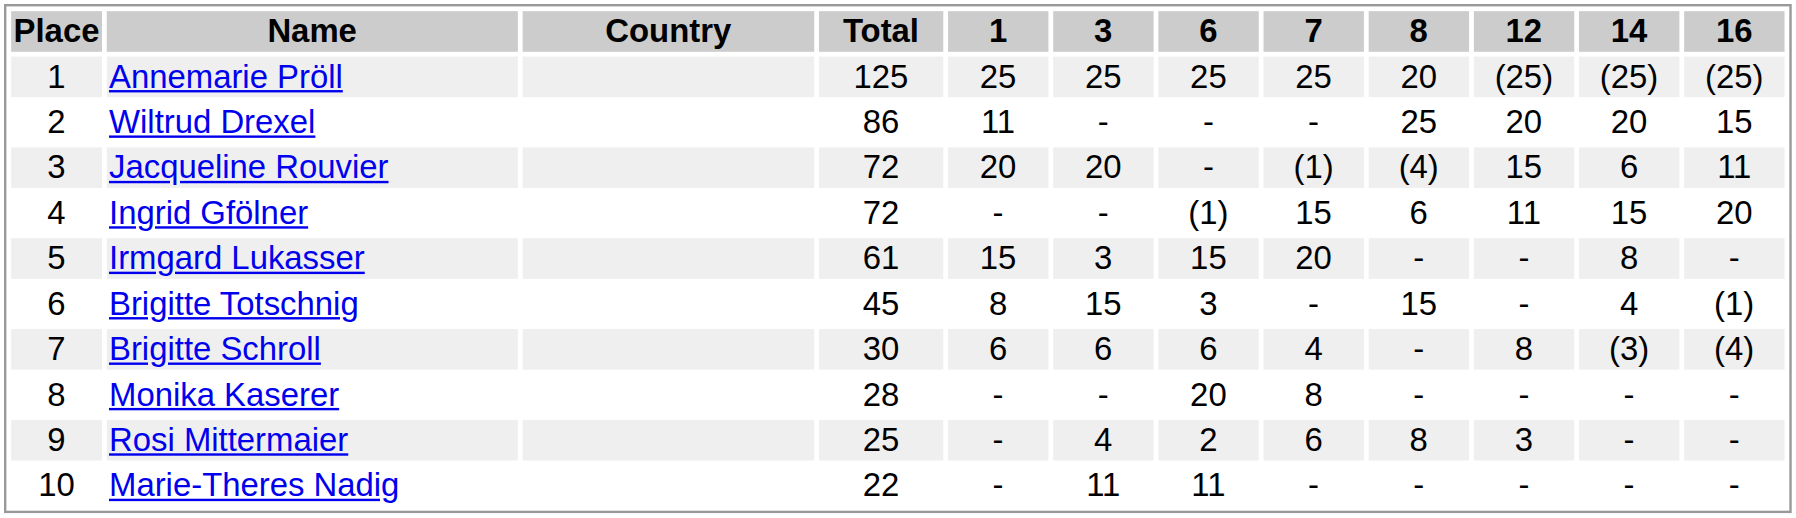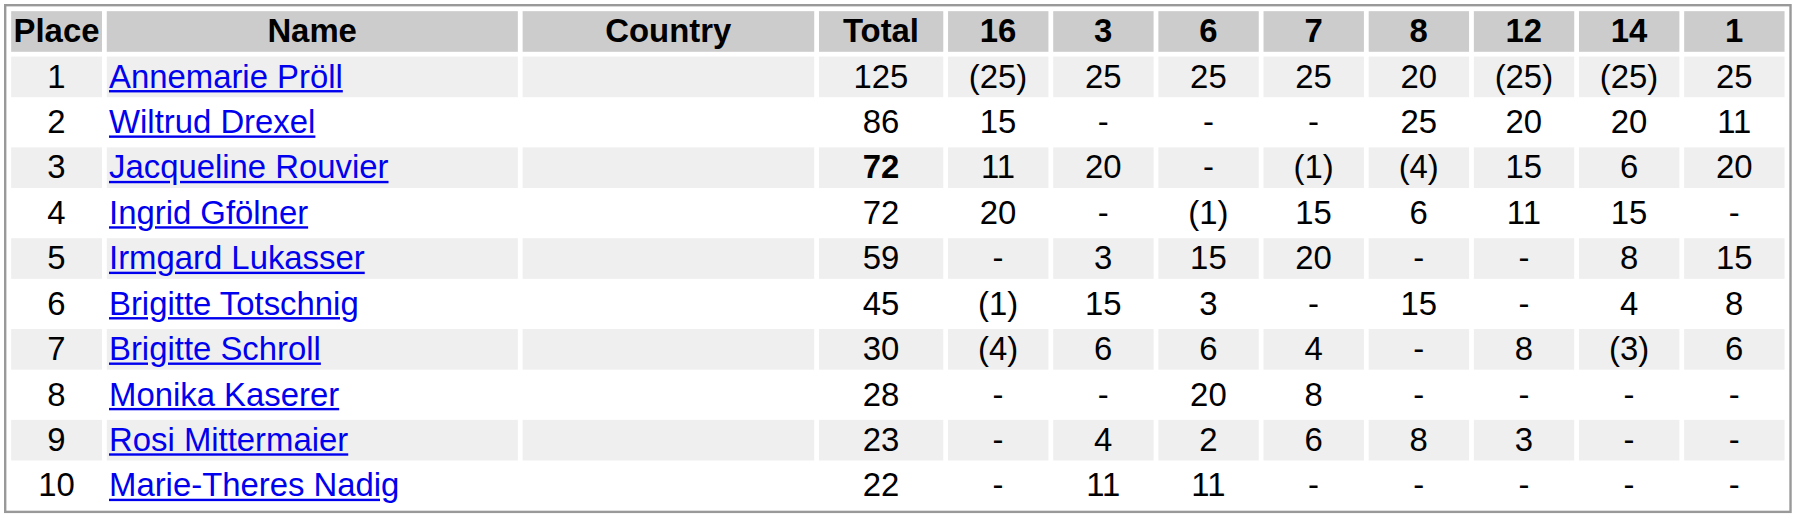columns swapped: (998, 31) <-> (1734, 31)
(881, 168) normal -> (881, 168) bold
(881, 259) 61 -> (881, 259) 59
(881, 440) 25 -> (881, 440) 23
